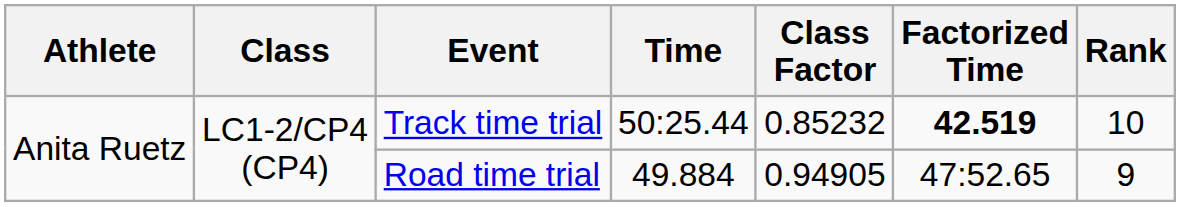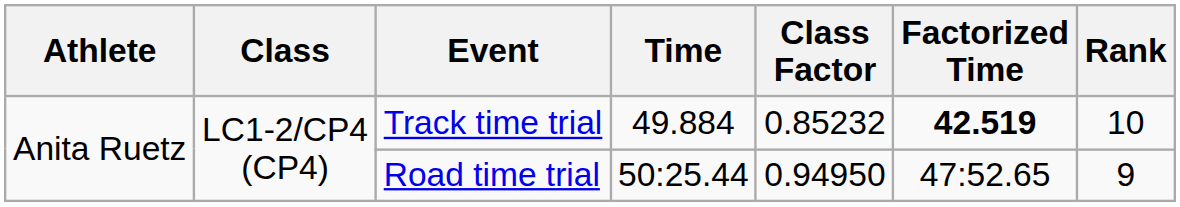(683, 122) 50:25.44 -> (683, 122) 49.884
(683, 175) 49.884 -> (683, 175) 50:25.44
(825, 175) 0.94905 -> (825, 175) 0.94950
